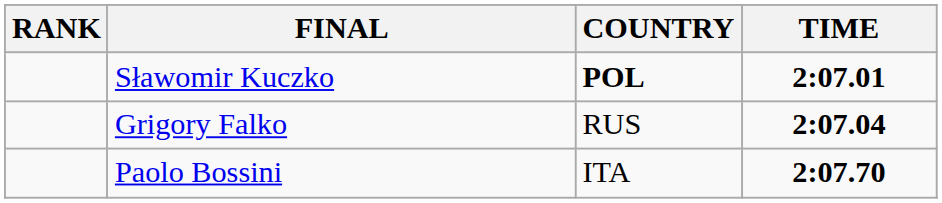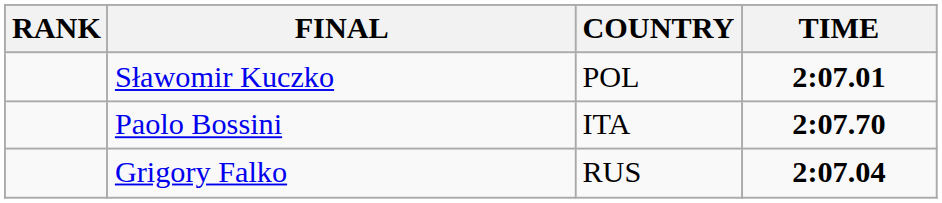(614, 76) bold -> (611, 76) normal
rows swapped: (201, 124) <-> (198, 172)
